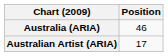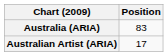(141, 28) 46 -> (141, 28) 83
